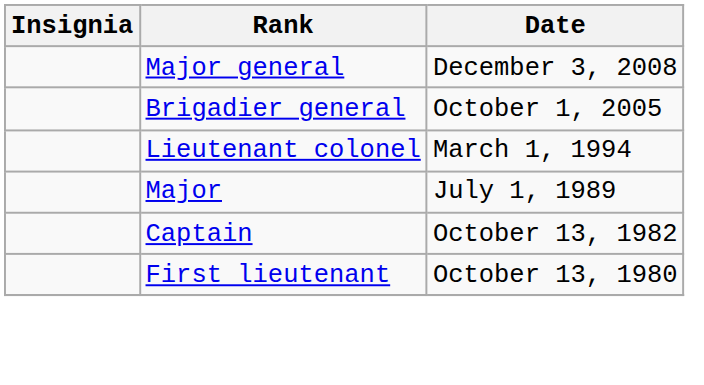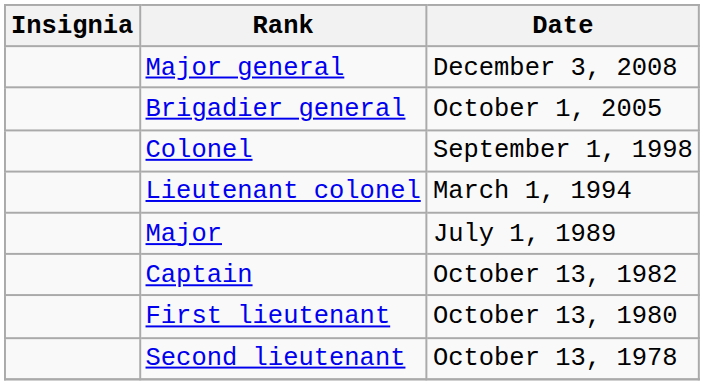+ row: (199, 150)
+ row: (275, 358)
